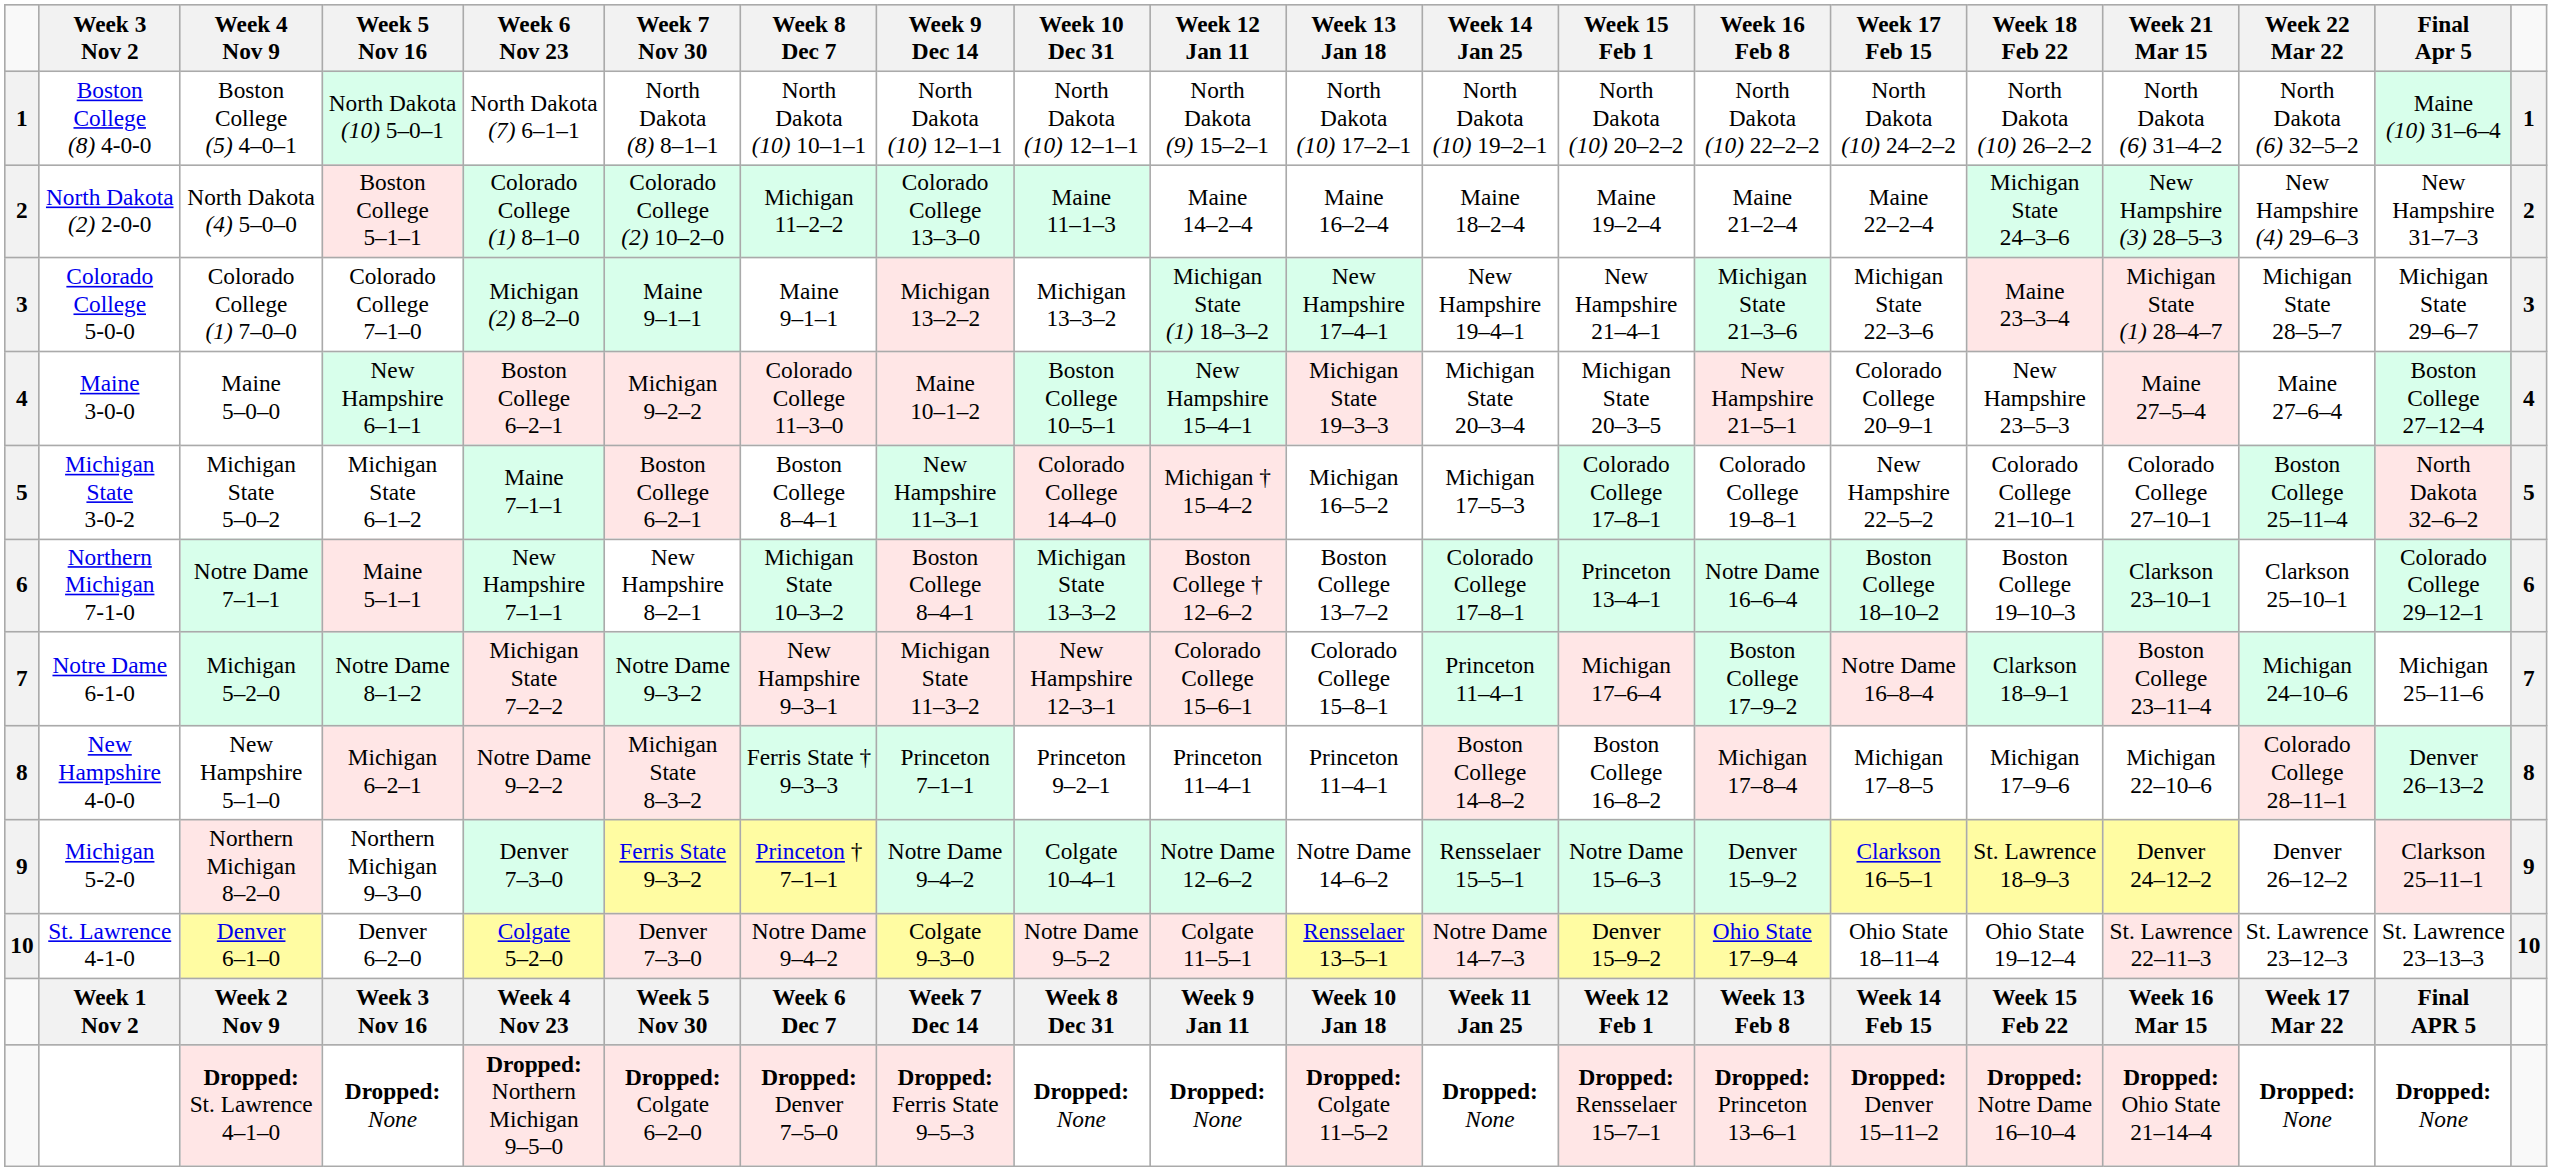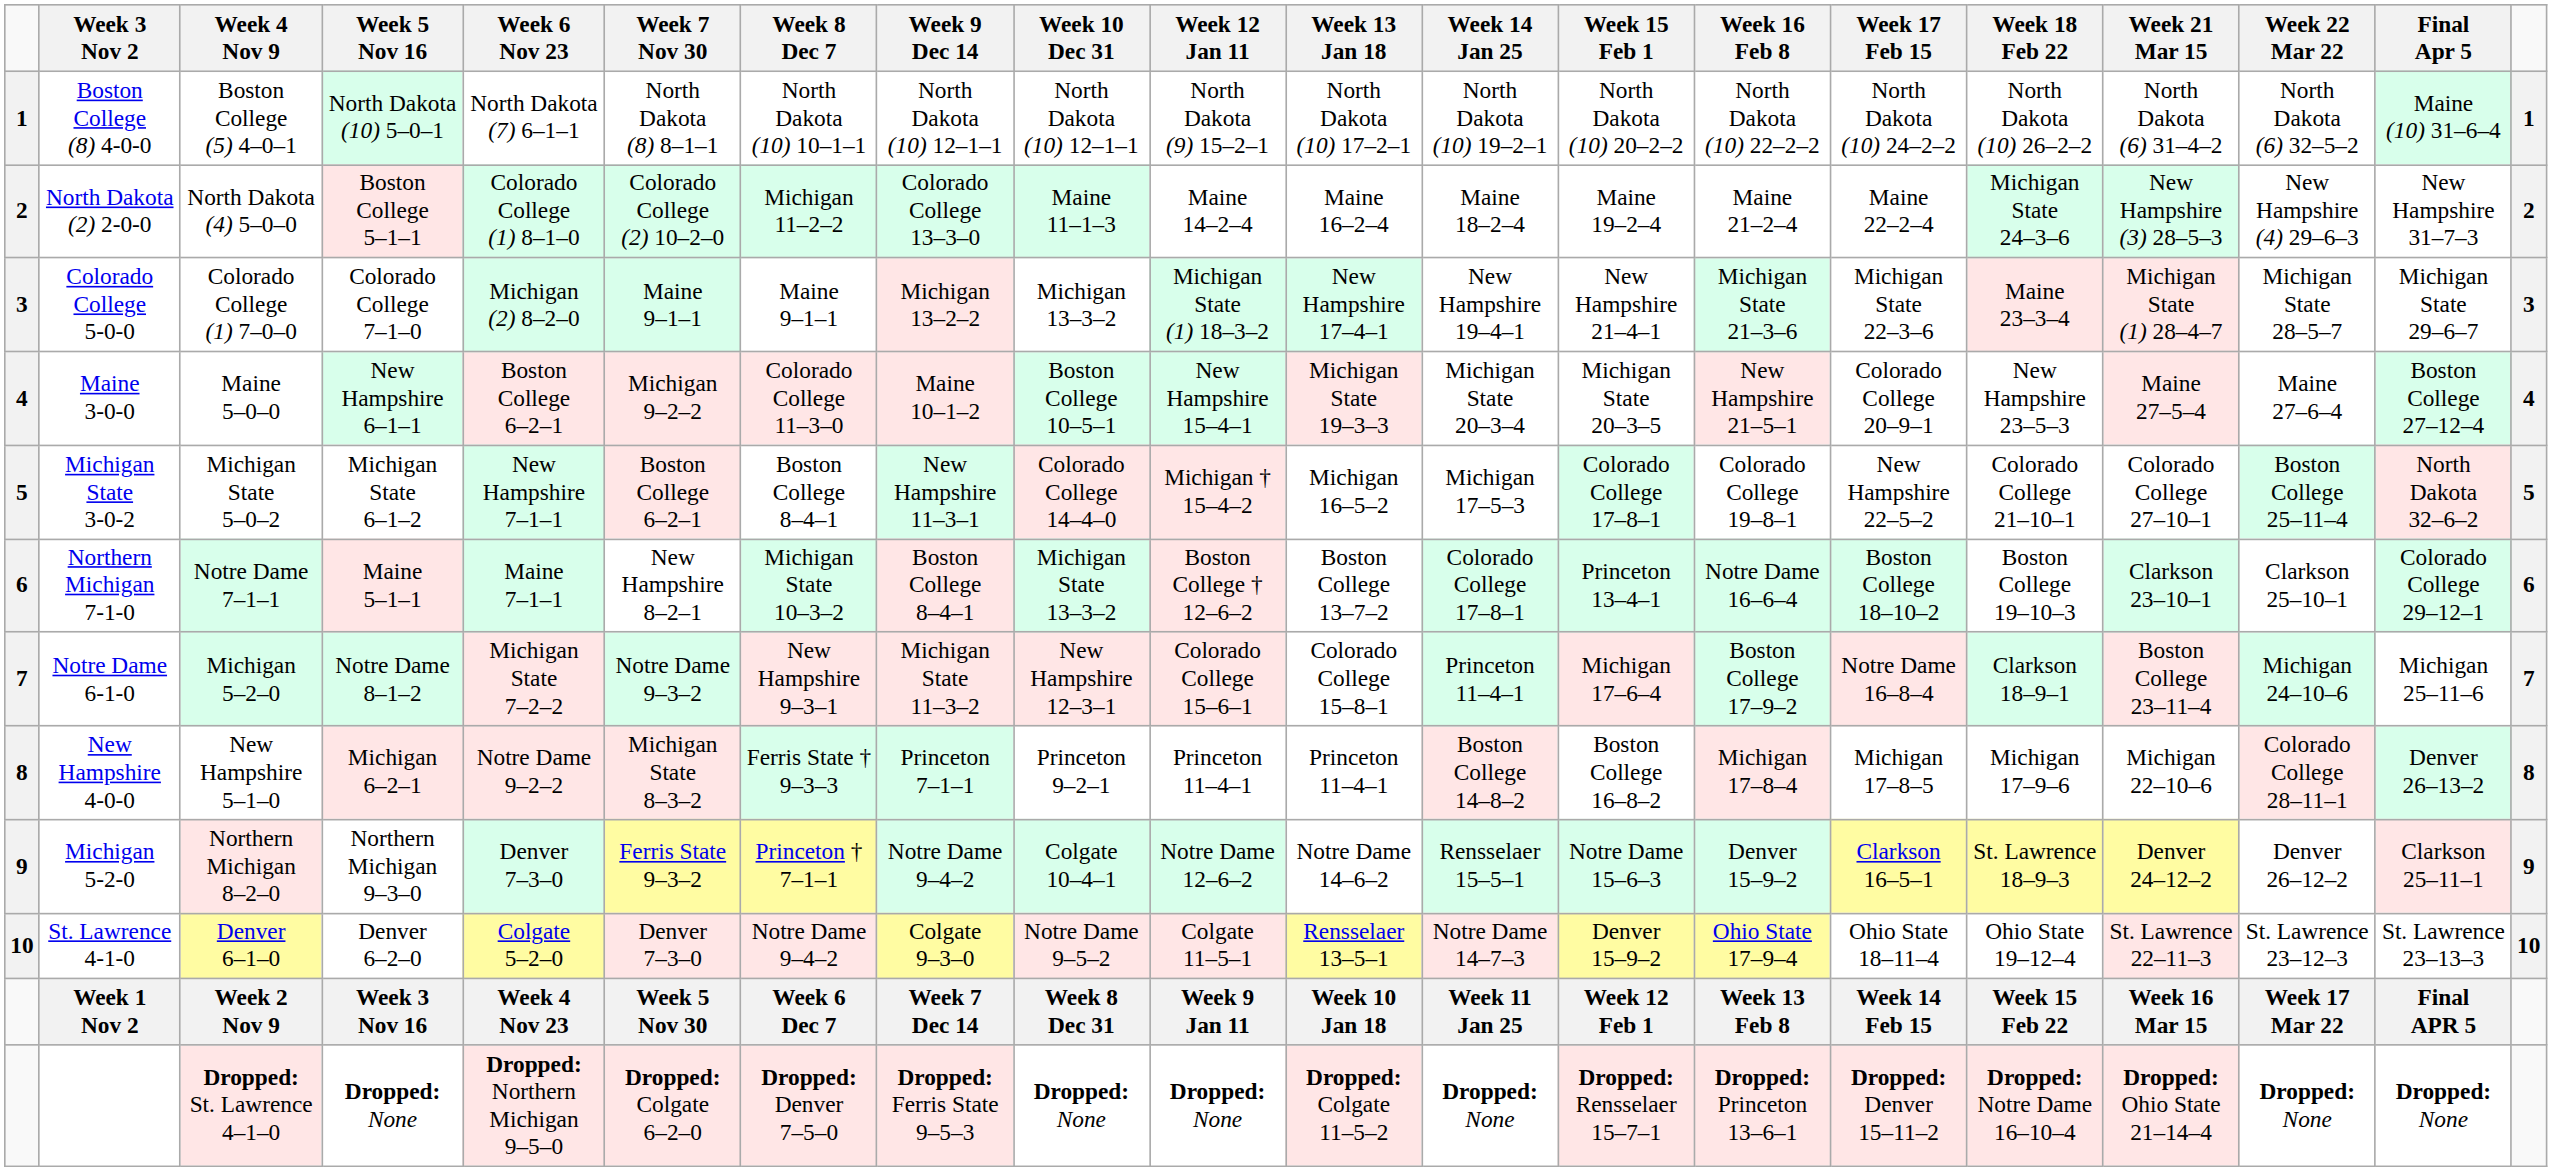(534, 491) Maine 7–1–1 -> (534, 491) New Hampshire 7–1–1
(534, 585) New Hampshire 7–1–1 -> (534, 585) Maine 7–1–1
